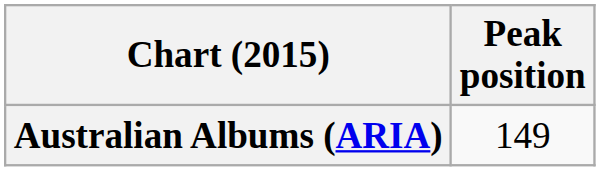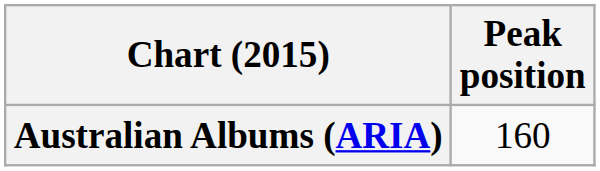(523, 134) 149 -> (523, 134) 160
